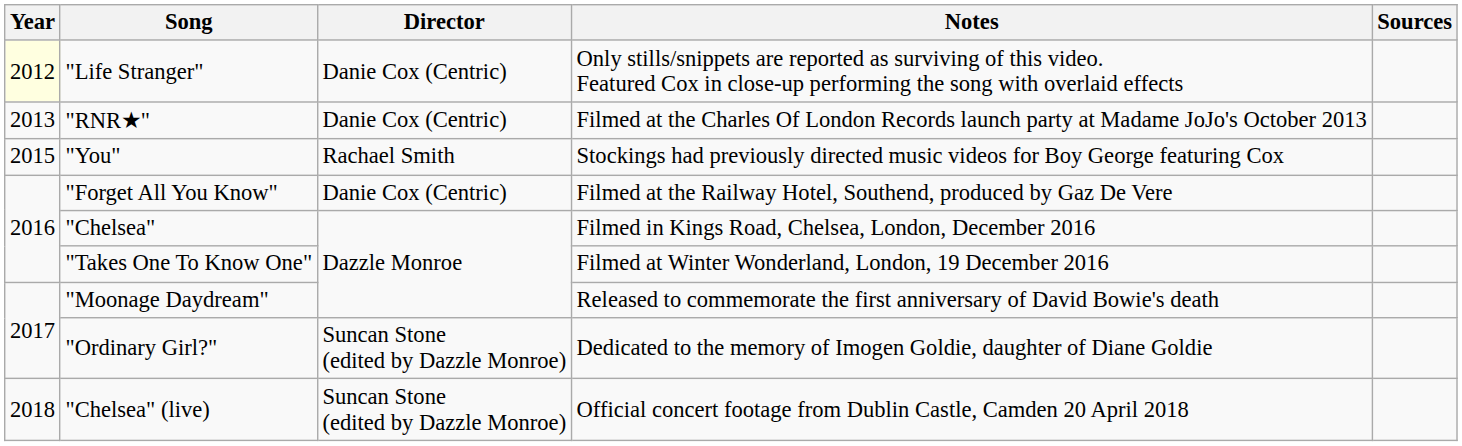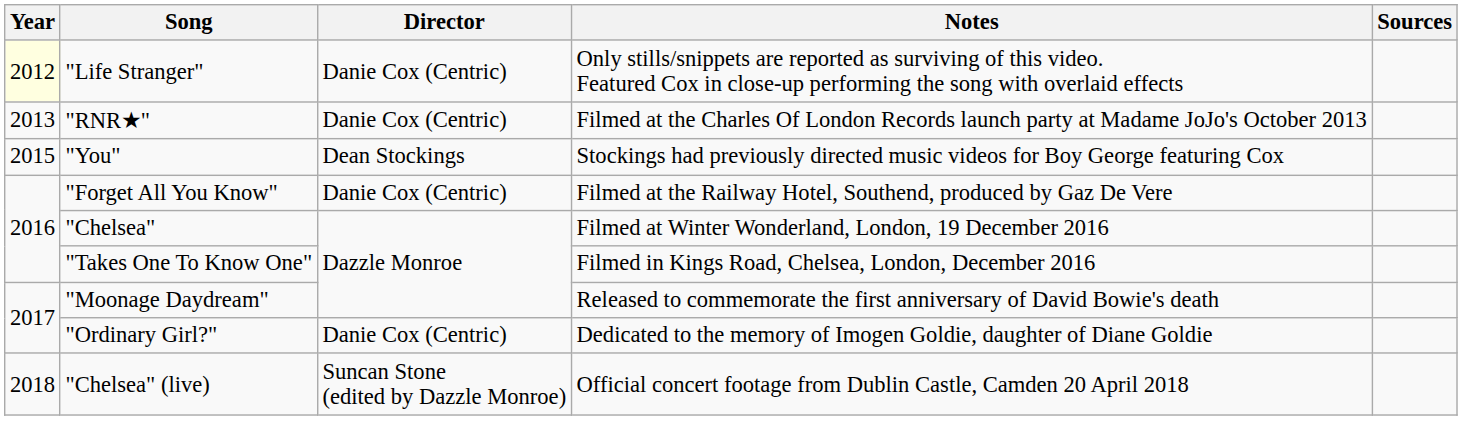(389, 156) Rachael Smith -> (394, 156) Dean Stockings
(836, 228) Filmed in Kings Road, Chelsea, London, December 2016 -> (843, 228) Filmed at Winter Wonderland, London, 19 December 2016
(843, 263) Filmed at Winter Wonderland, London, 19 December 2016 -> (836, 263) Filmed in Kings Road, Chelsea, London, December 2016
(444, 348) Suncan Stone (edited by Dazzle Monroe) -> (415, 335) Danie Cox (Centric)
